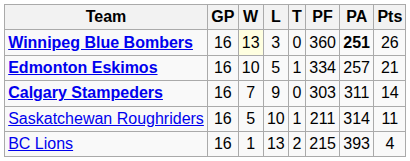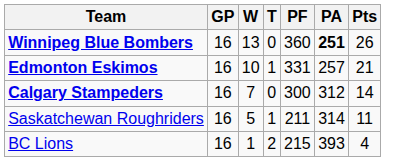- column: (276, 17)
(251, 42) lightyellow background -> (251, 42) no background
(323, 67) 334 -> (297, 67) 331
(323, 93) 303 -> (297, 93) 300
(357, 93) 311 -> (331, 93) 312
